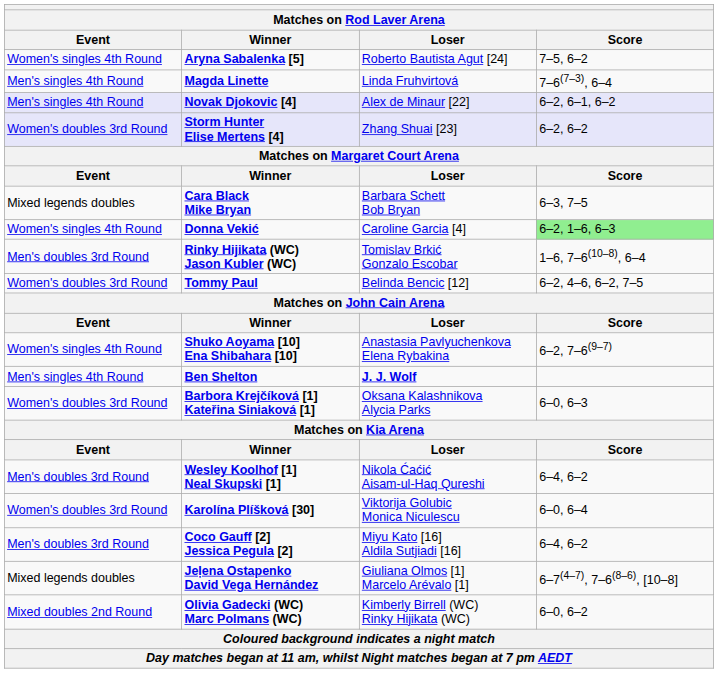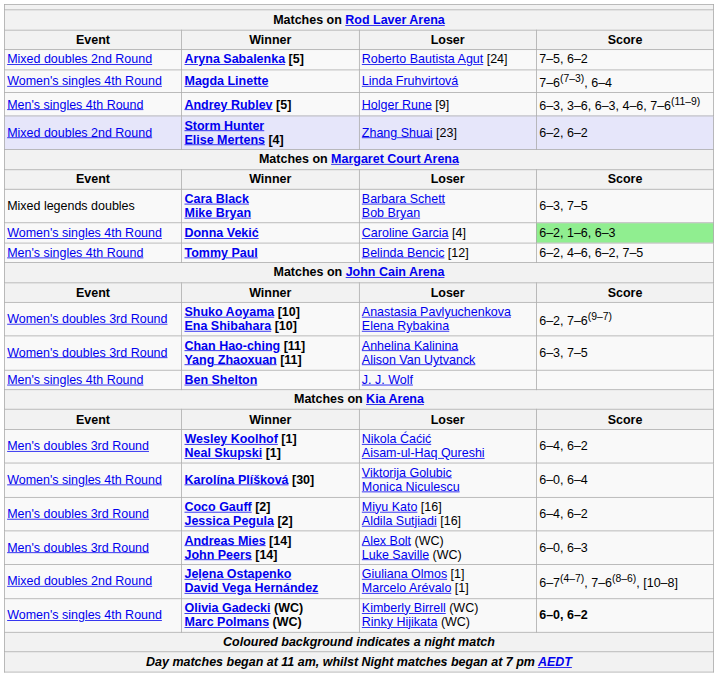(85, 59) Women's singles 4th Round -> (80, 59) Mixed doubles 2nd Round
(75, 81) Men's singles 4th Round -> (85, 81) Women's singles 4th Round
+ row: (238, 104)
- row: (240, 102)
(87, 129) Women's doubles 3rd Round -> (80, 132) Mixed doubles 2nd Round
- row: (242, 256)
(87, 283) Women's doubles 3rd Round -> (75, 252) Men's singles 4th Round
(85, 349) Women's singles 4th Round -> (87, 319) Women's doubles 3rd Round
+ row: (245, 353)
(389, 376) bold -> (387, 379) normal
- row: (251, 403)
(87, 510) Women's doubles 3rd Round -> (85, 480) Women's singles 4th Round
+ row: (238, 547)
(71, 578) Mixed legends doubles -> (80, 581) Mixed doubles 2nd Round
(80, 612) Mixed doubles 2nd Round -> (85, 615) Women's singles 4th Round
(563, 612) normal -> (563, 615) bold
